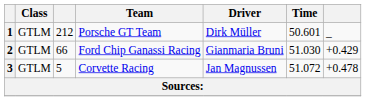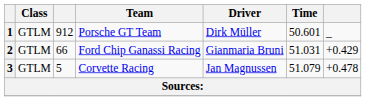(65, 31) 212 -> (65, 31) 912
(305, 50) 51.030 -> (305, 50) 51.031
(305, 68) 51.072 -> (305, 68) 51.079
